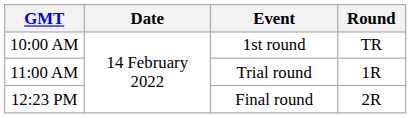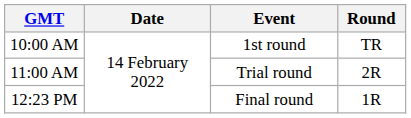(371, 72) 1R -> (371, 72) 2R
(371, 99) 2R -> (371, 99) 1R
